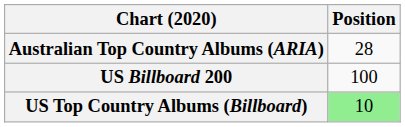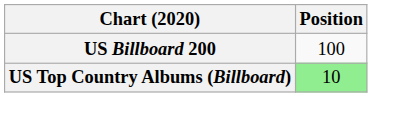- row: (166, 48)
